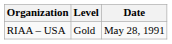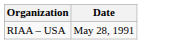- column: (86, 13)
